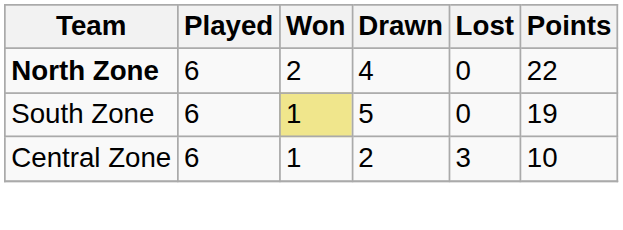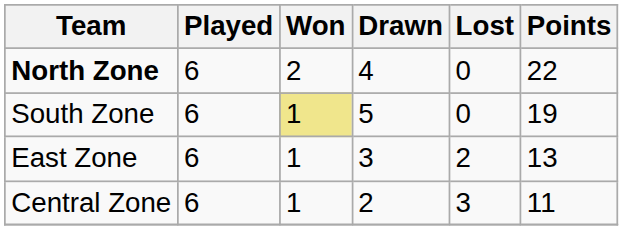+ row: (74, 158)
(542, 158) 10 -> (541, 202) 11
